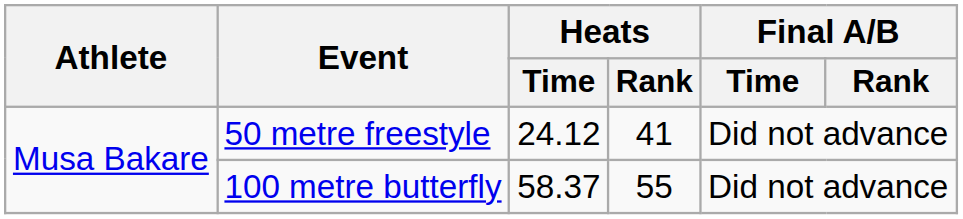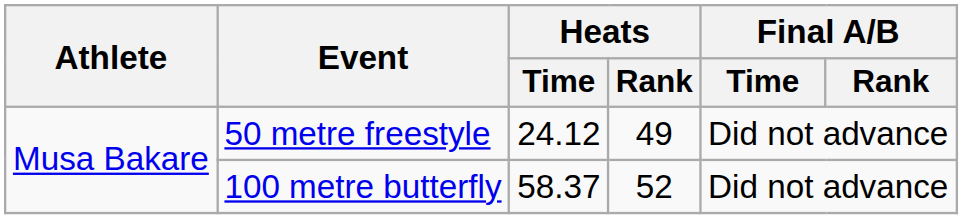(654, 134) 41 -> (654, 134) 49
(654, 187) 55 -> (654, 187) 52
